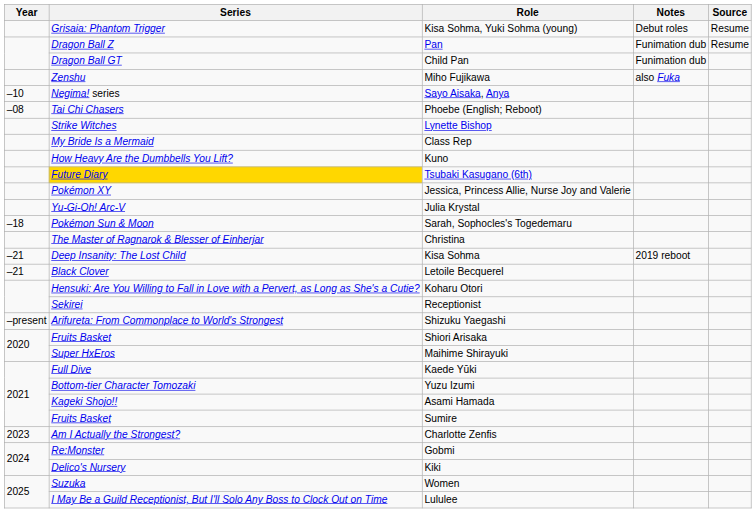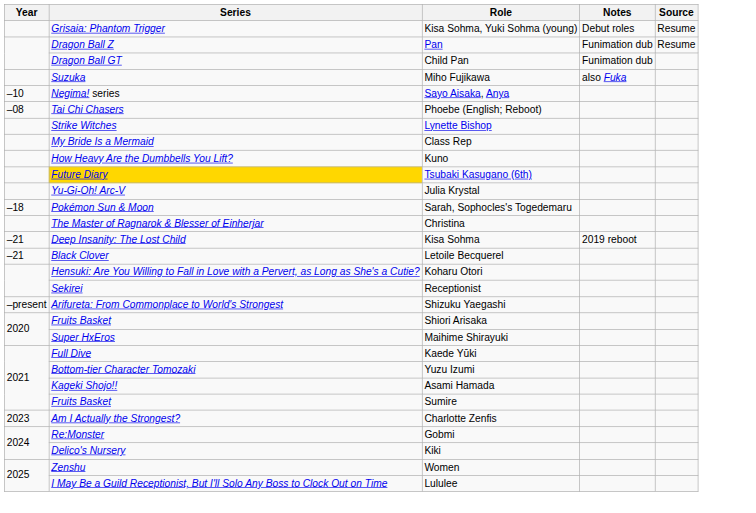(68, 77) Zenshu -> (68, 77) Suzuka
- row: (528, 191)
(68, 483) Suzuka -> (68, 467) Zenshu
